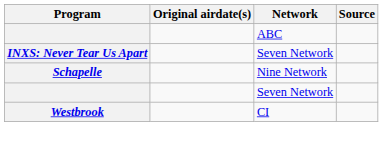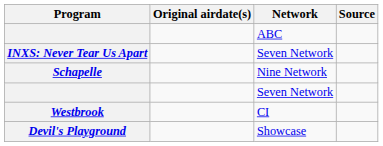+ row: (77, 131)
